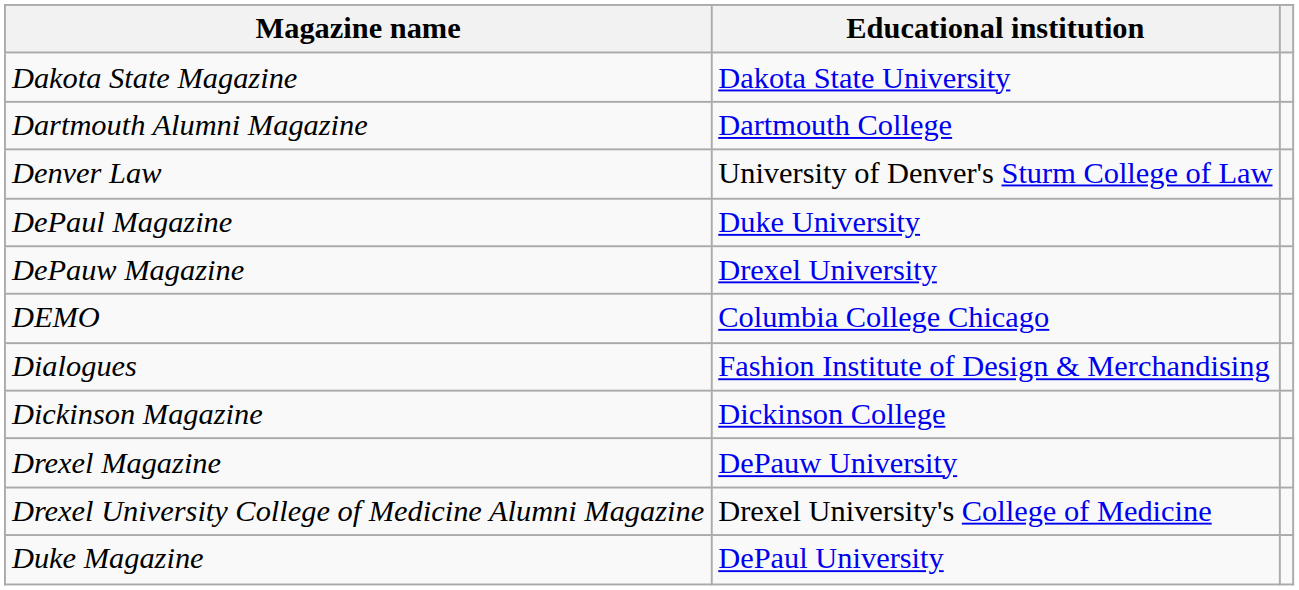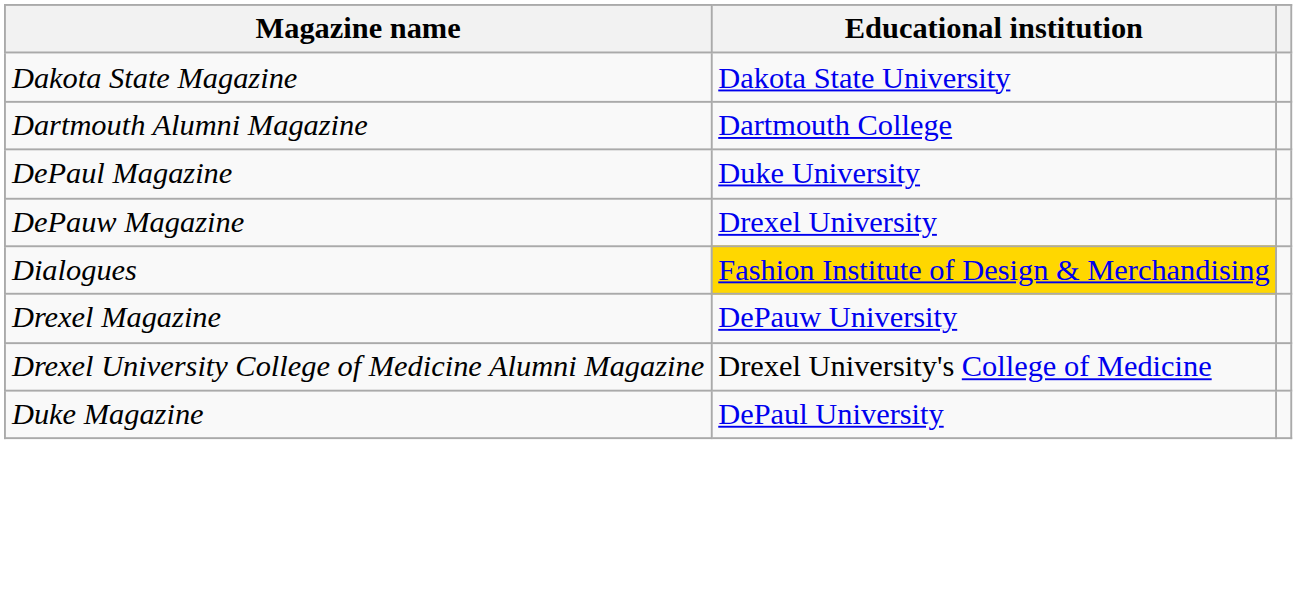- row: (87, 173)
- row: (56, 317)
(994, 366) no background -> (994, 269) gold background
- row: (137, 414)
